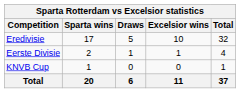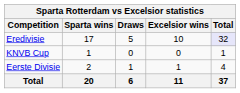(223, 39) no background -> (223, 39) lavender background
rows swapped: (33, 53) <-> (28, 67)
